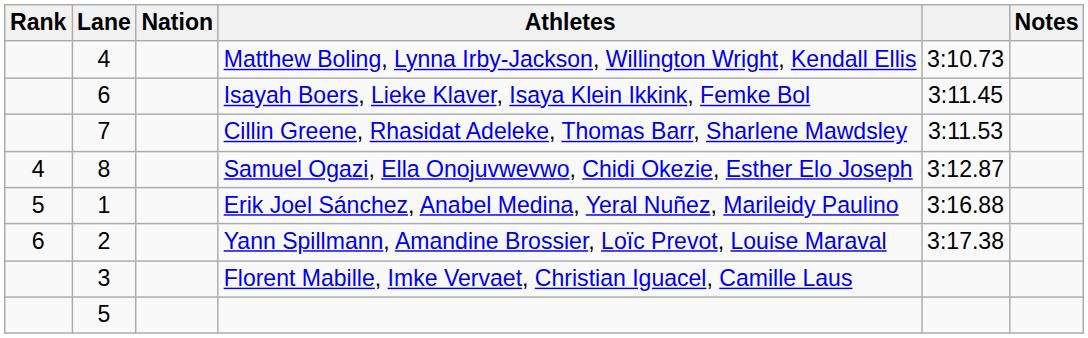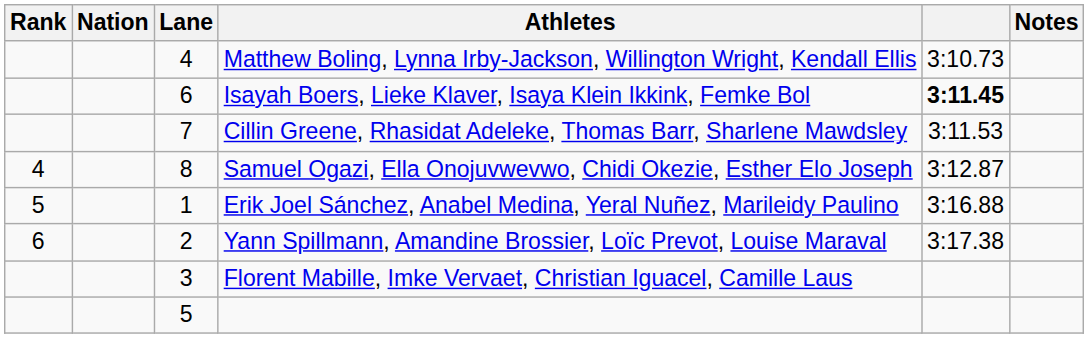columns swapped: (104, 22) <-> (177, 22)
(966, 95) normal -> (966, 95) bold
